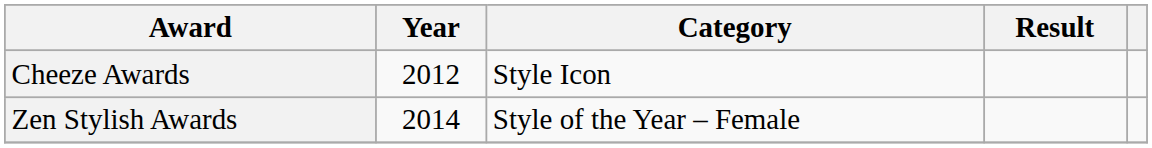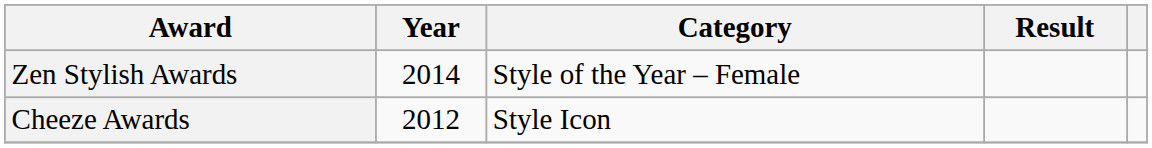rows swapped: (101, 73) <-> (124, 119)
